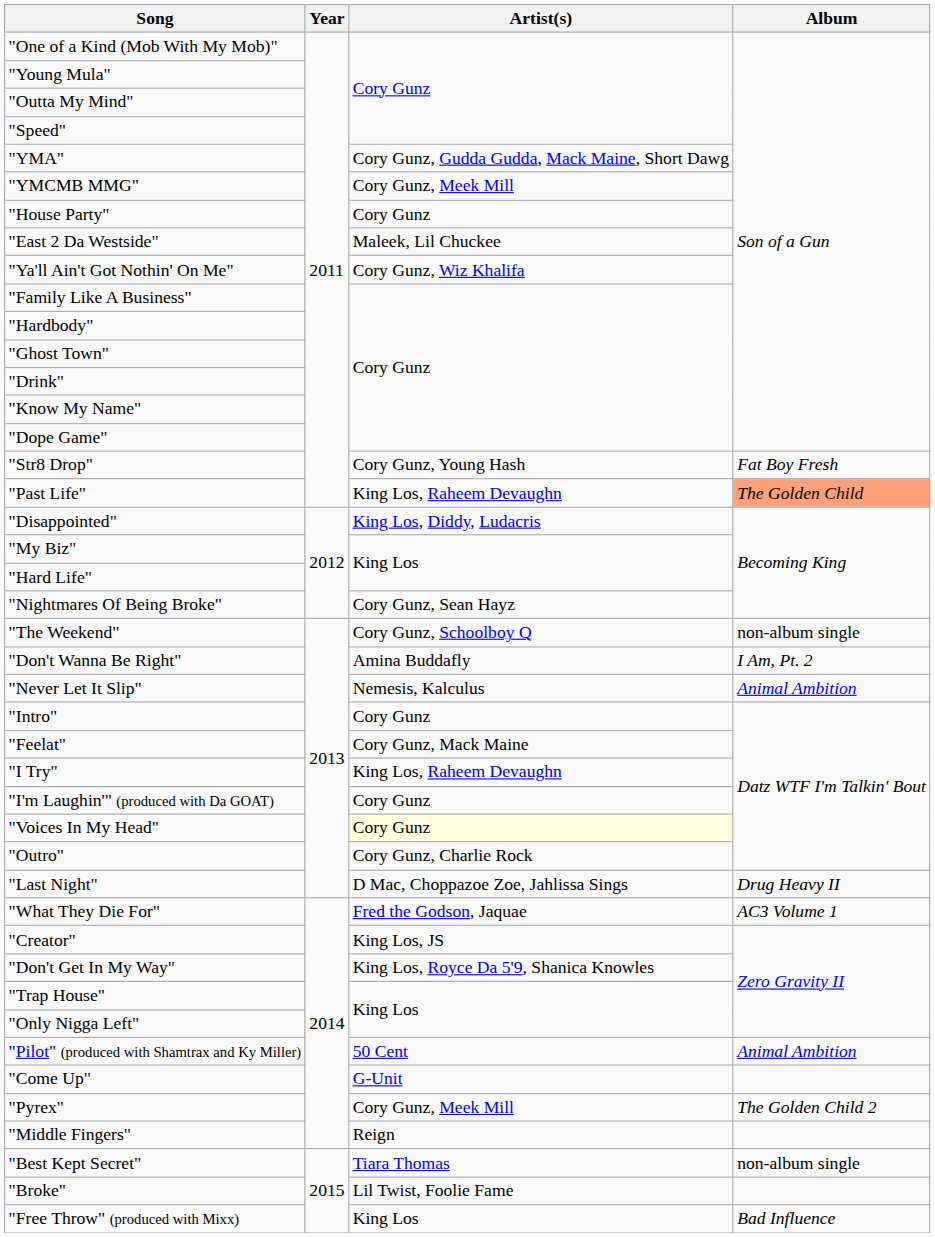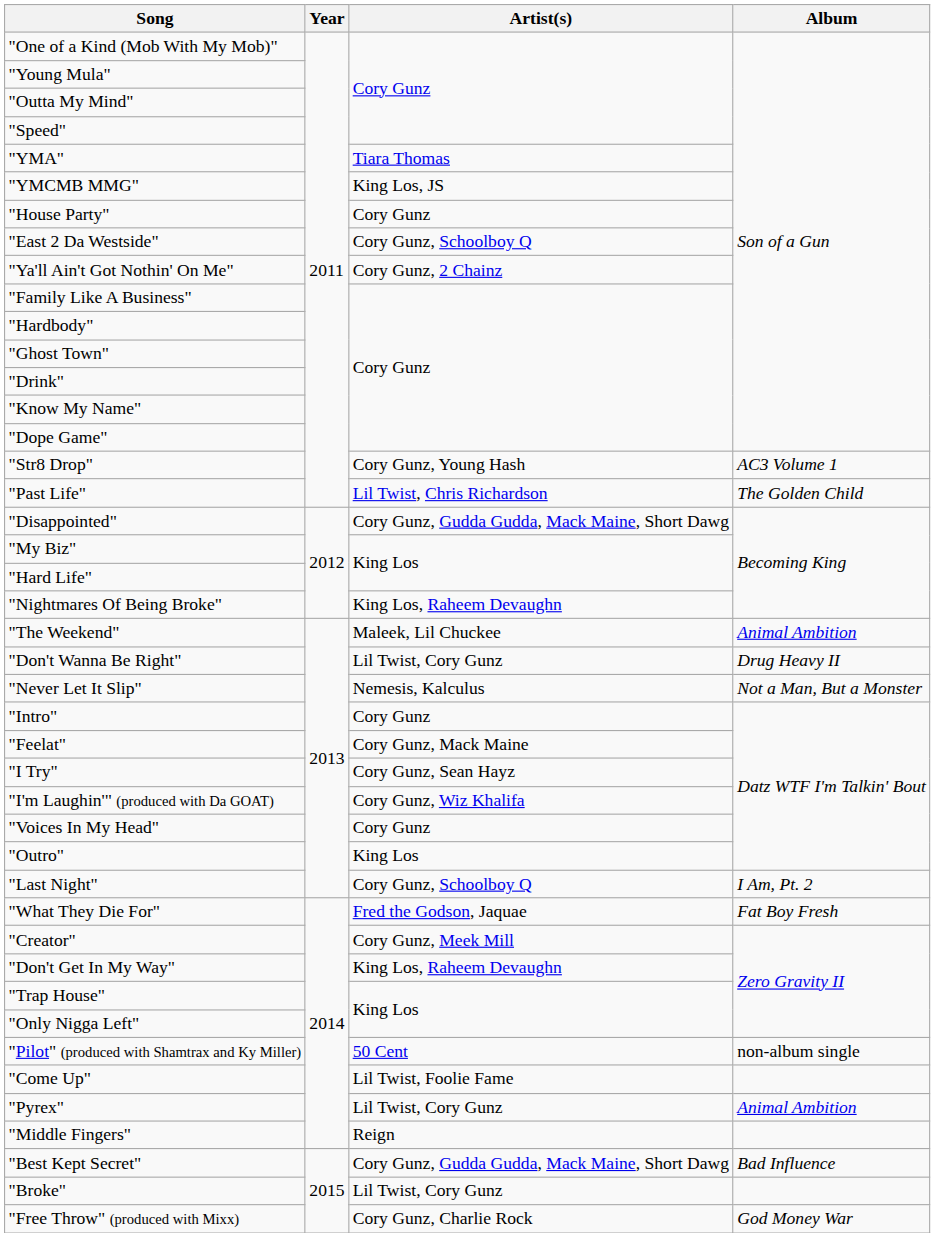(541, 158) Cory Gunz, Gudda Gudda, Mack Maine, Short Dawg -> (401, 158) Tiara Thomas
(433, 185) Cory Gunz, Meek Mill -> (398, 185) King Los, JS
(427, 241) Maleek, Lil Chuckee -> (442, 241) Cory Gunz, Schoolboy Q
(439, 269) Cory Gunz, Wiz Khalifa -> (427, 269) Cory Gunz, 2 Chainz
(788, 465) Fat Boy Fresh -> (788, 465) AC3 Volume 1
(457, 492) King Los, Raheem Devaughn -> (450, 492) Lil Twist, Chris Richardson
(800, 492) lightsalmon background -> (800, 492) no background
(447, 520) King Los, Diddy, Ludacris -> (541, 520) Cory Gunz, Gudda Gudda, Mack Maine, Short Dawg
(434, 604) Cory Gunz, Sean Hayz -> (457, 604) King Los, Raheem Devaughn
(442, 632) Cory Gunz, Schoolboy Q -> (427, 632) Maleek, Lil Chuckee
(799, 632) non-album single -> (797, 632) Animal Ambition
(412, 660) Amina Buddafly -> (428, 660) Lil Twist, Cory Gunz
(775, 660) I Am, Pt. 2 -> (788, 660) Drug Heavy II
(797, 688) Animal Ambition -> (830, 688) Not a Man, But a Monster
(457, 772) King Los, Raheem Devaughn -> (434, 772) Cory Gunz, Sean Hayz
(392, 800) Cory Gunz -> (439, 800) Cory Gunz, Wiz Khalifa
(392, 827) lightyellow background -> (392, 827) no background
(443, 855) Cory Gunz, Charlie Rock -> (386, 855) King Los
(490, 883) D Mac, Choppazoe Zoe, Jahlissa Sings -> (442, 883) Cory Gunz, Schoolboy Q
(788, 883) Drug Heavy II -> (775, 883) I Am, Pt. 2
(788, 911) AC3 Volume 1 -> (788, 911) Fat Boy Fresh
(398, 939) King Los, JS -> (433, 939) Cory Gunz, Meek Mill
(503, 967) King Los, Royce Da 5'9, Shanica Knowles -> (457, 967) King Los, Raheem Devaughn
(797, 1051) Animal Ambition -> (799, 1051) non-album single
(378, 1079) G-Unit -> (433, 1079) Lil Twist, Foolie Fame
(433, 1107) Cory Gunz, Meek Mill -> (428, 1107) Lil Twist, Cory Gunz
(807, 1107) The Golden Child 2 -> (797, 1107) Animal Ambition
(401, 1162) Tiara Thomas -> (541, 1162) Cory Gunz, Gudda Gudda, Mack Maine, Short Dawg
(799, 1162) non-album single -> (786, 1162) Bad Influence
(433, 1190) Lil Twist, Foolie Fame -> (428, 1190) Lil Twist, Cory Gunz
(386, 1218) King Los -> (443, 1218) Cory Gunz, Charlie Rock
(786, 1218) Bad Influence -> (795, 1218) God Money War
